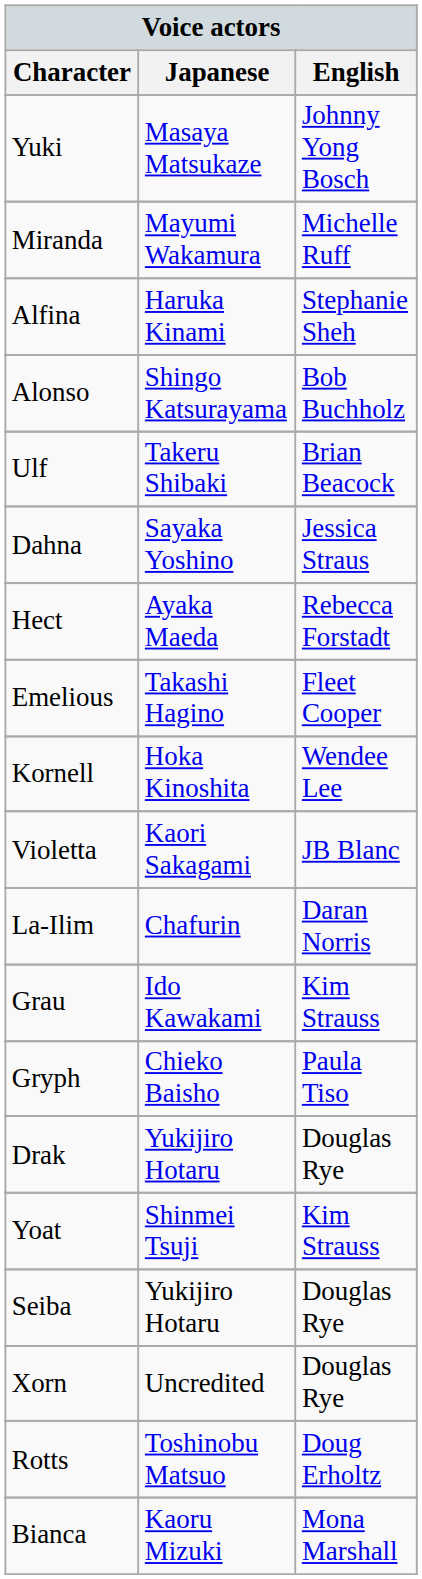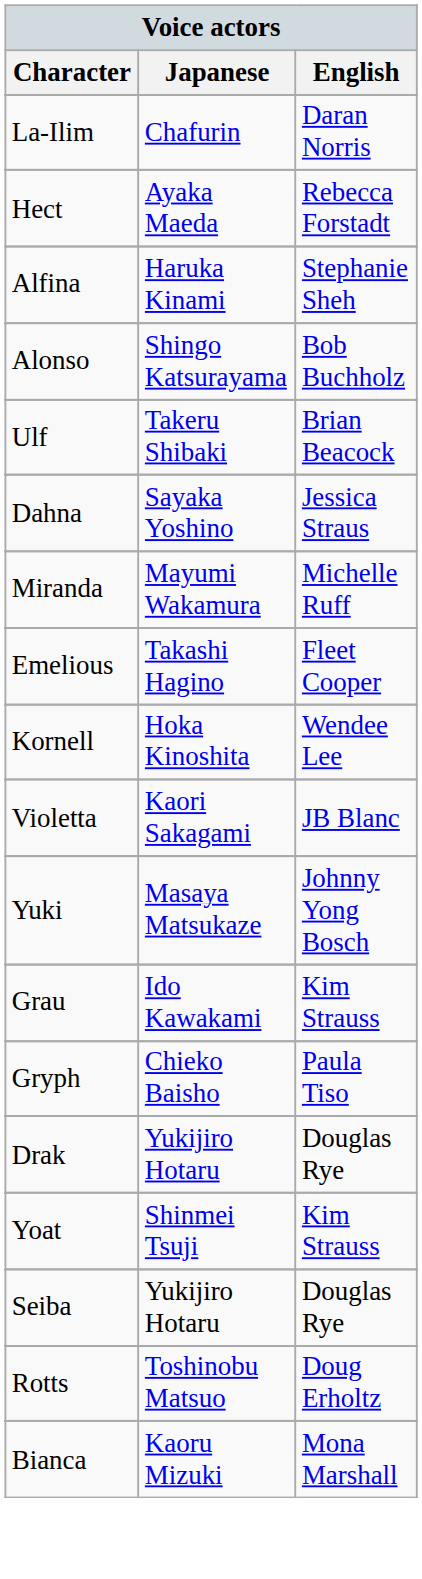rows swapped: (37, 147) <-> (53, 925)
rows swapped: (57, 239) <-> (37, 620)
- row: (39, 1382)
